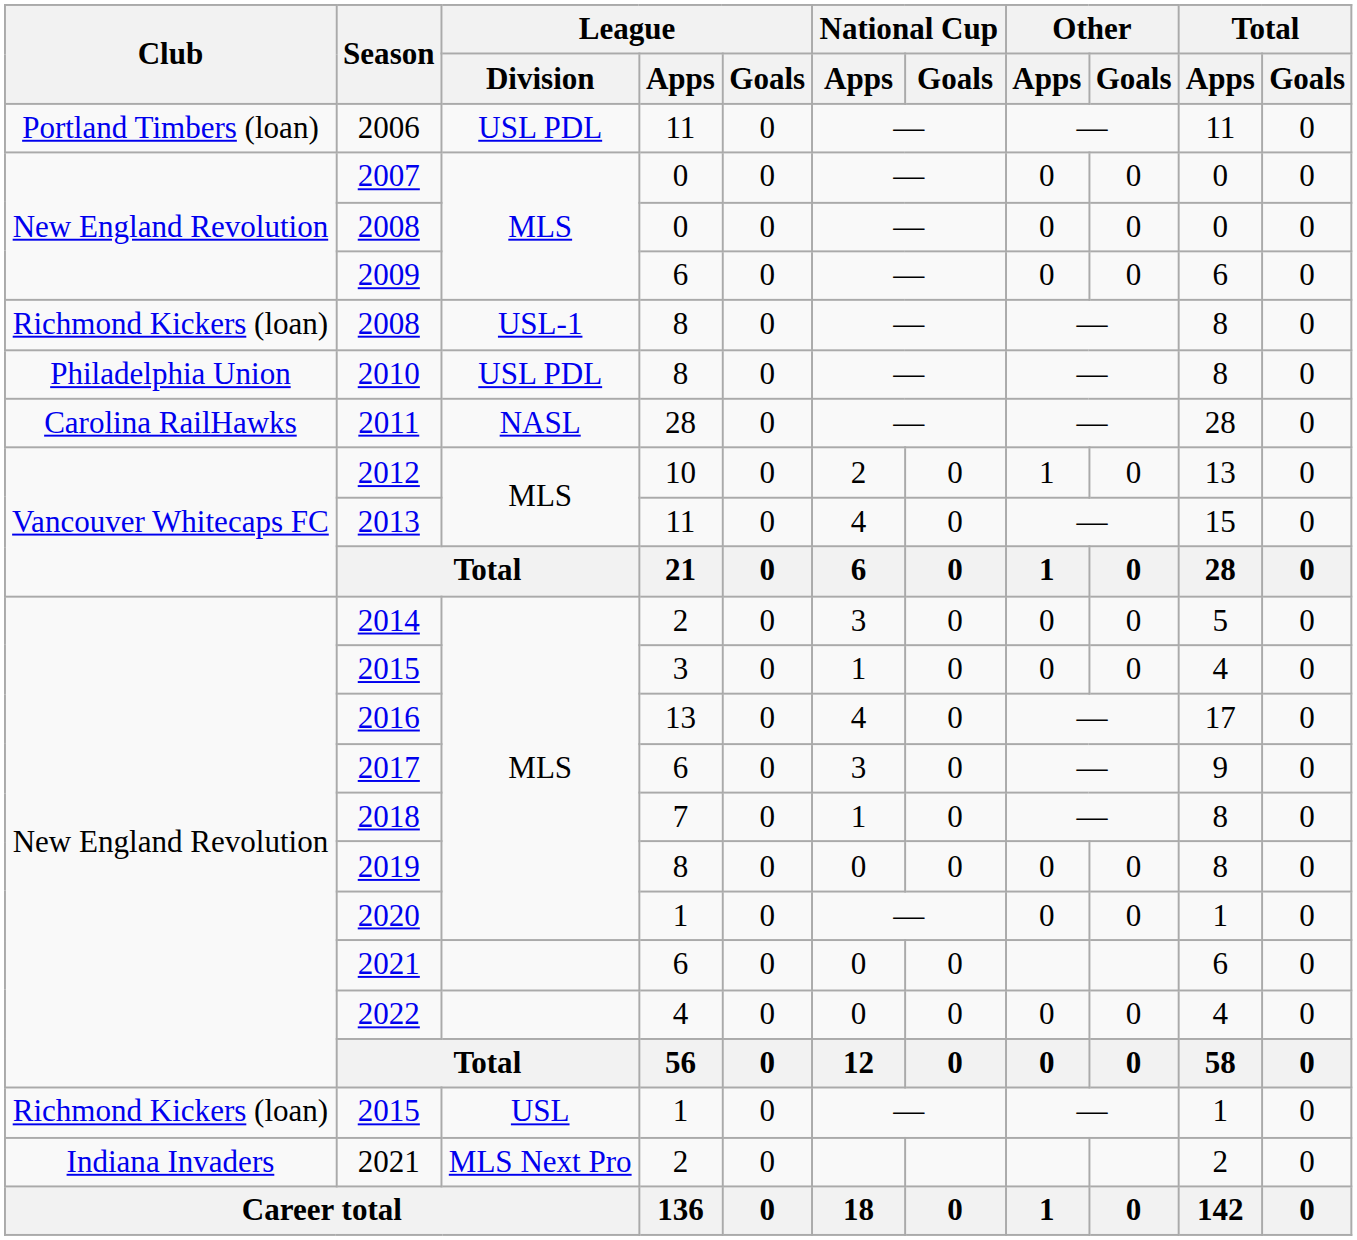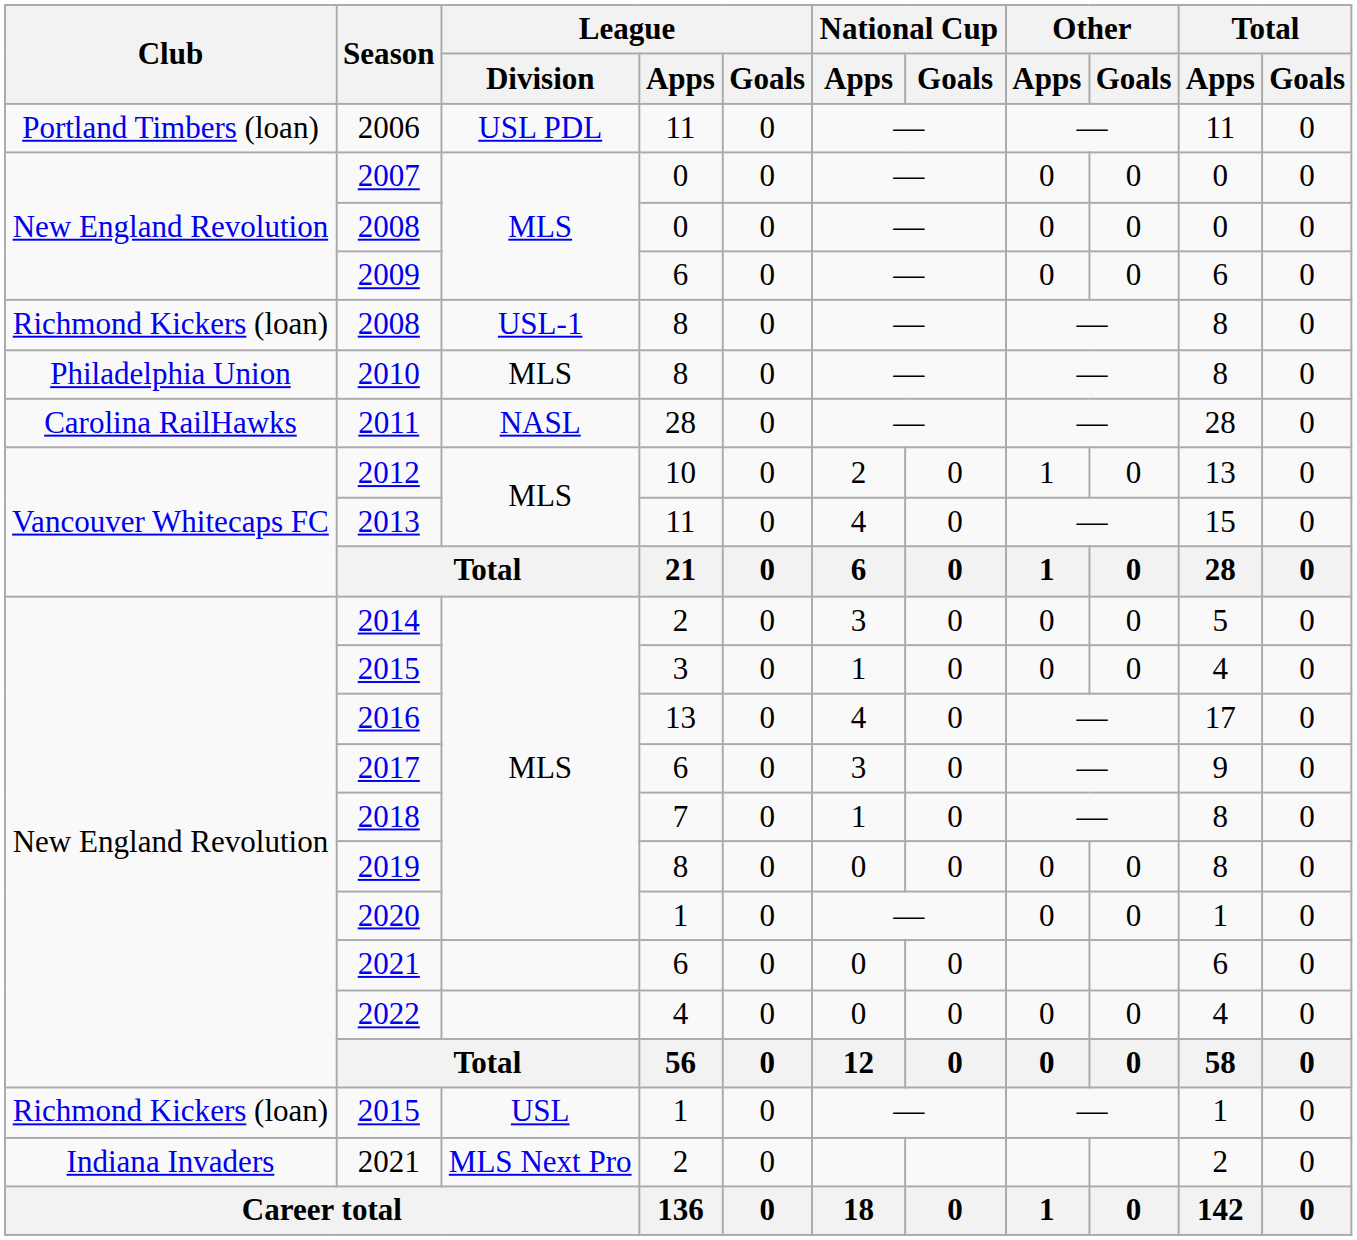(540, 373) USL PDL -> (540, 373) MLS
